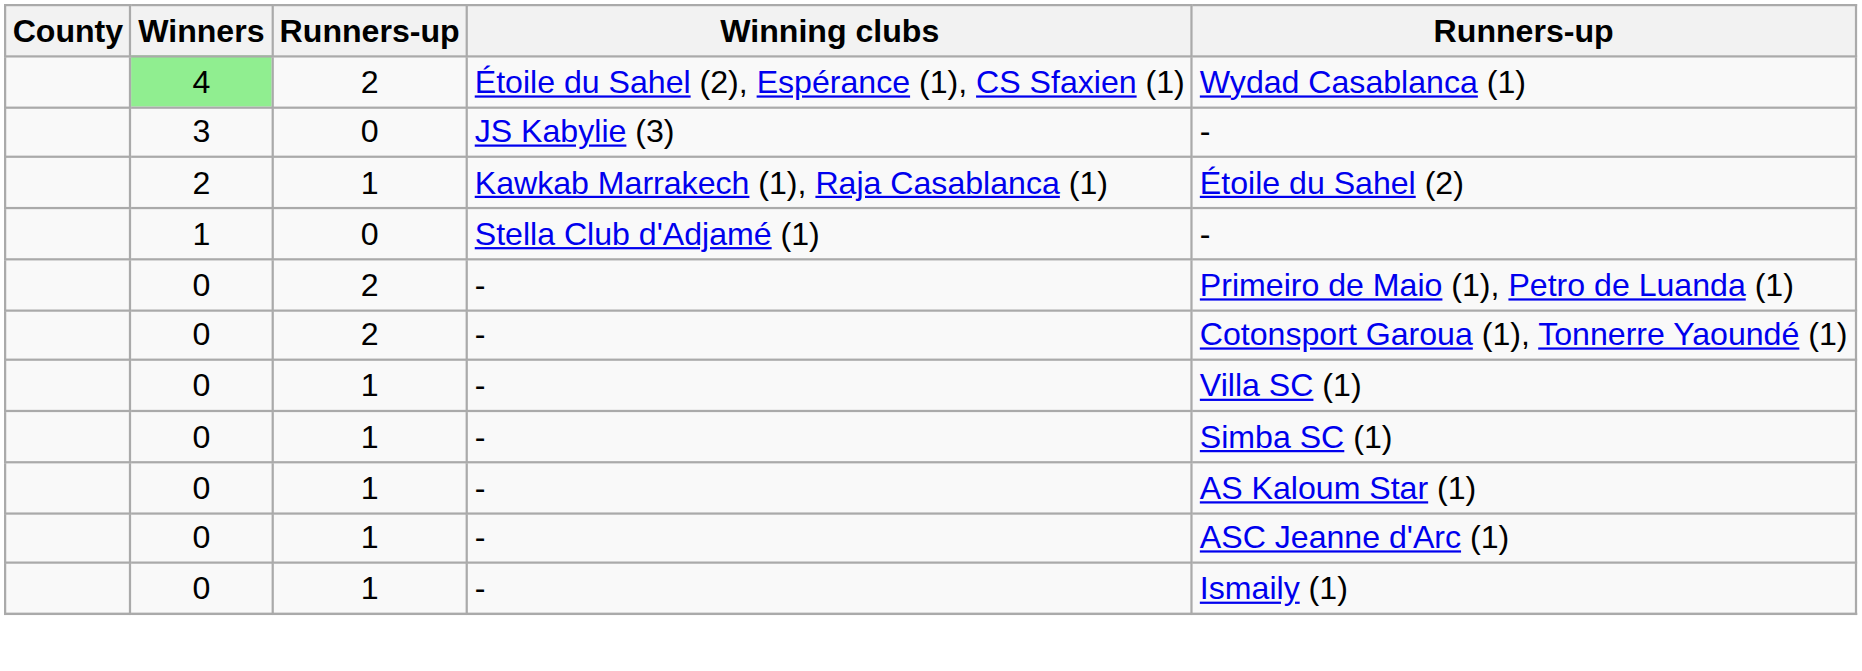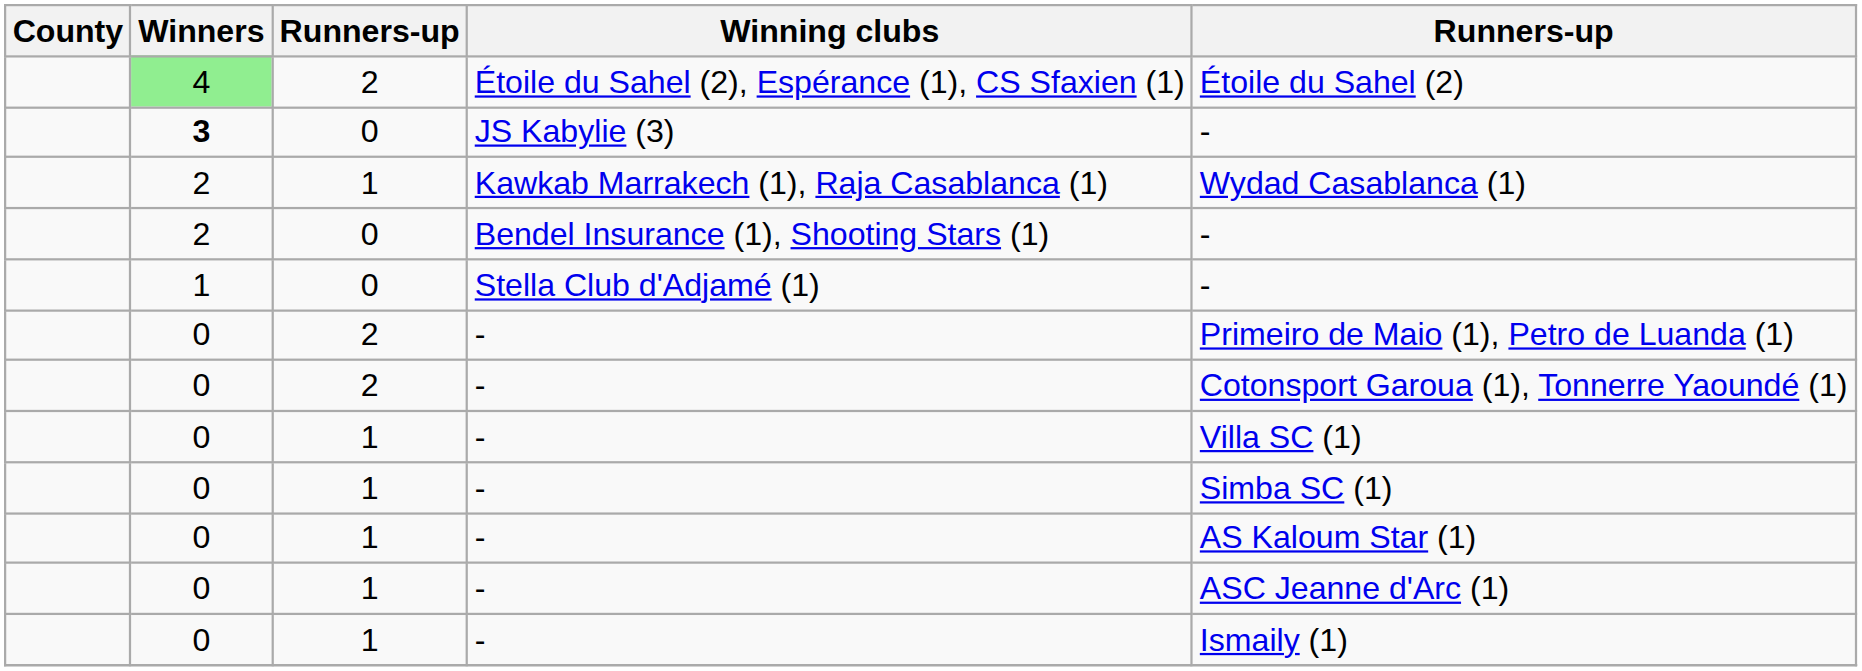(1363, 82) Wydad Casablanca (1) -> (1332, 82) Étoile du Sahel (2)
(201, 132) normal -> (201, 132) bold
(1332, 183) Étoile du Sahel (2) -> (1363, 183) Wydad Casablanca (1)
+ row: (370, 234)
